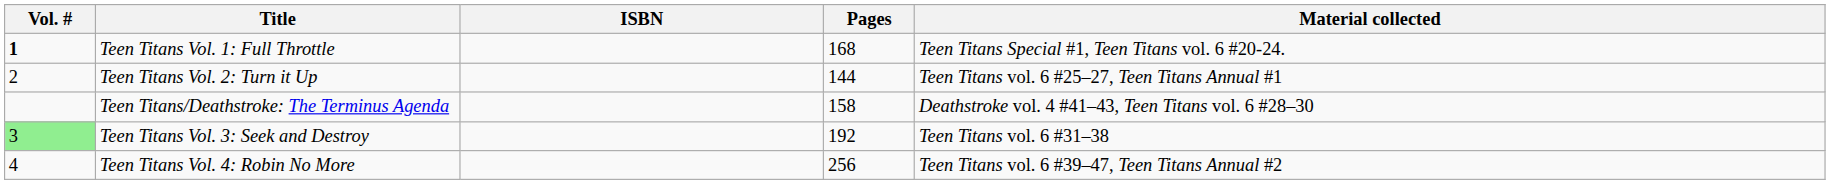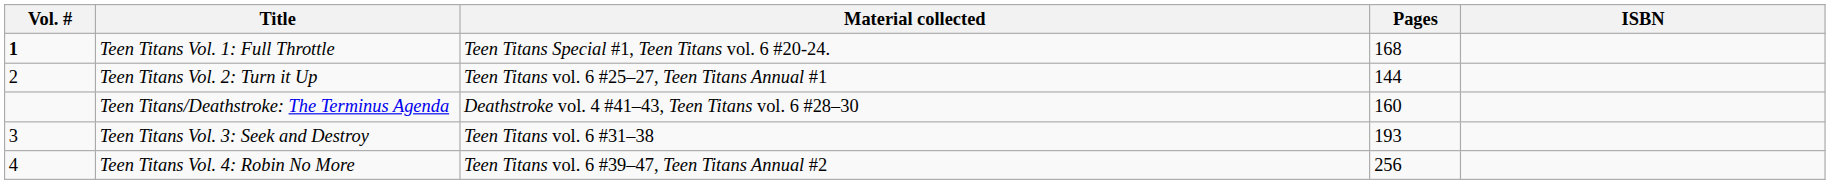columns swapped: (1370, 19) <-> (642, 19)
(842, 106) 158 -> (1388, 106) 160
(13, 135) lightgreen background -> (13, 135) no background
(842, 135) 192 -> (1388, 135) 193
